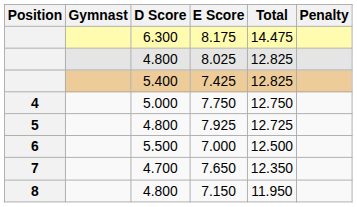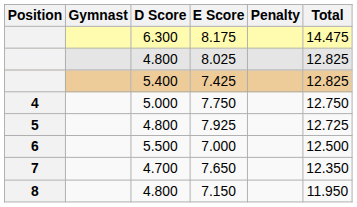columns swapped: (324, 16) <-> (272, 16)
